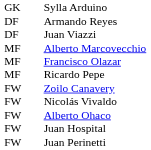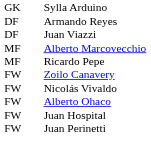- row: (82, 61)
